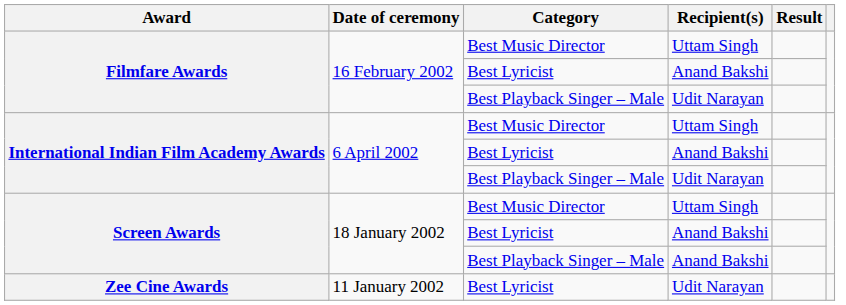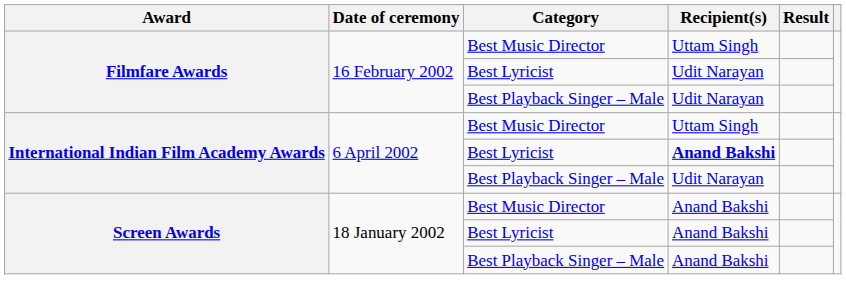(720, 71) Anand Bakshi -> (718, 71) Udit Narayan
(720, 152) normal -> (724, 152) bold
(715, 206) Uttam Singh -> (720, 206) Anand Bakshi
- row: (167, 286)
